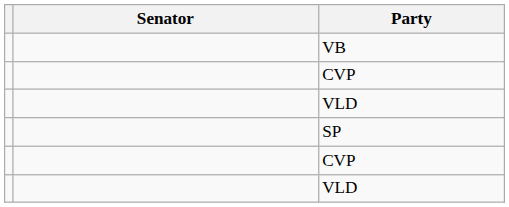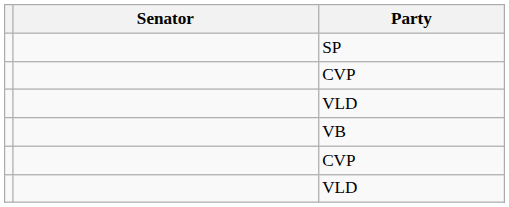rows swapped: (9, 47) <-> (9, 132)
